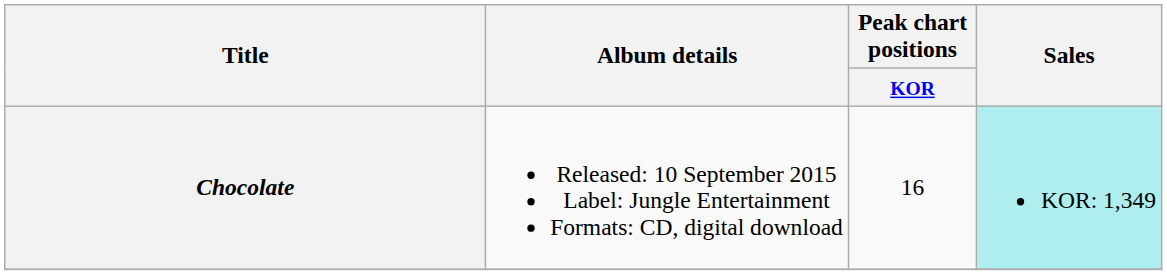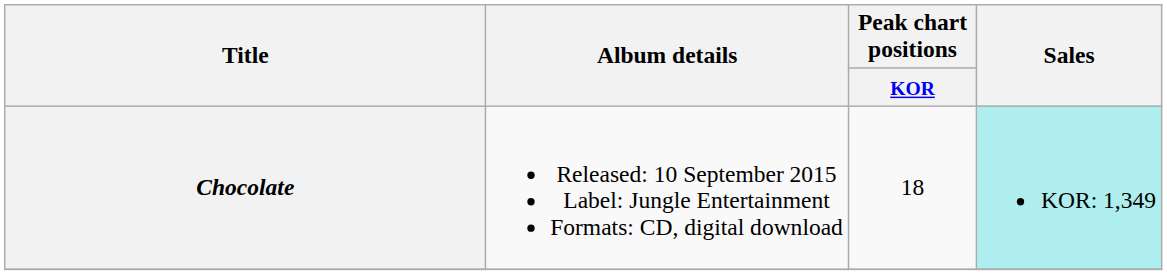(913, 187) 16 -> (913, 187) 18
